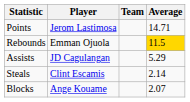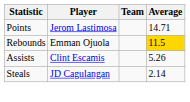(80, 58) JD Cagulangan -> (77, 58) Clint Escamis
(157, 58) 5.29 -> (157, 58) 5.26
(77, 74) Clint Escamis -> (80, 74) JD Cagulangan
- row: (20, 89)
